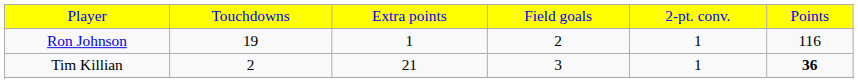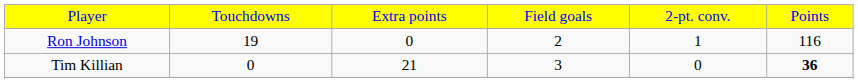(409, 41) 1 -> (409, 41) 0
(251, 65) 2 -> (251, 65) 0
(698, 65) 1 -> (698, 65) 0
